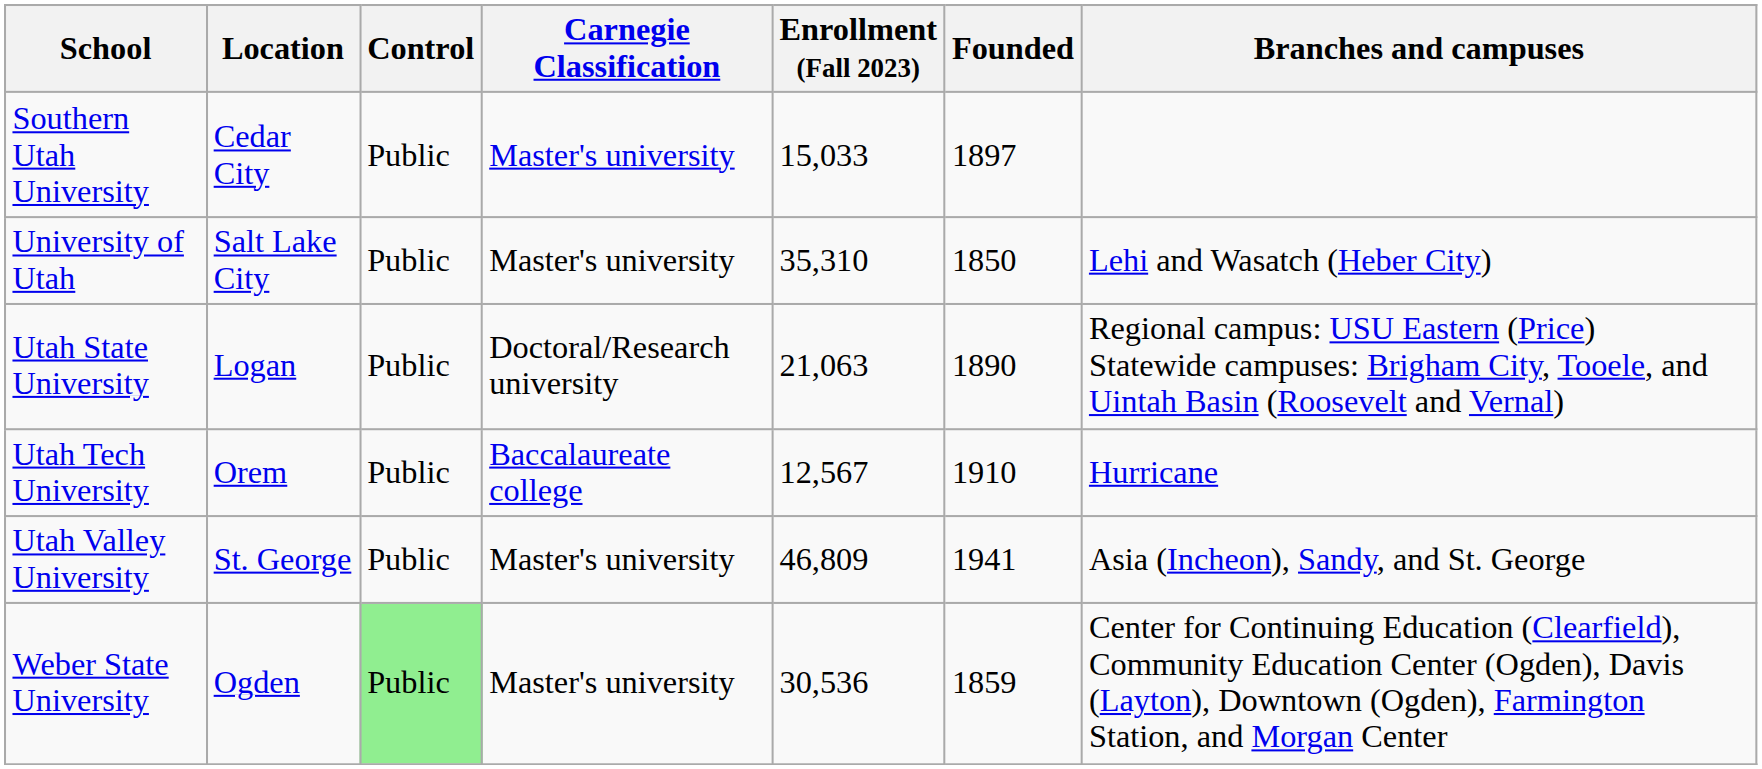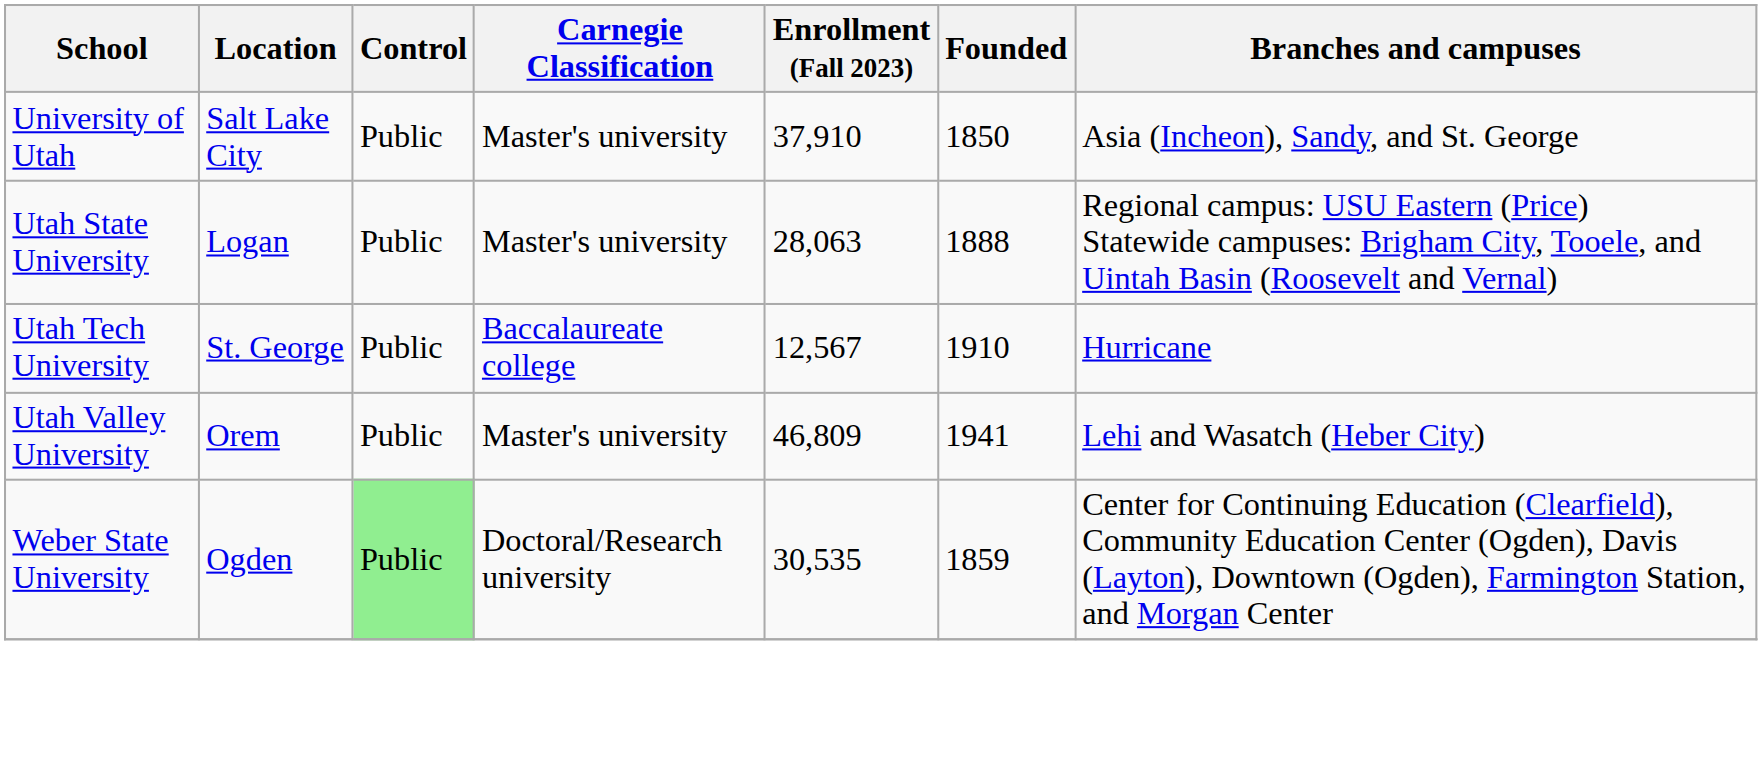- row: (81, 154)
(824, 259) 35,310 -> (817, 135) 37,910
(1290, 259) Lehi and Wasatch (Heber City) -> (1330, 135) Asia (Incheon), Sandy, and St. George
(609, 365) Doctoral/Research university -> (605, 241) Master's university
(824, 365) 21,063 -> (817, 241) 28,063
(984, 365) 1890 -> (977, 241) 1888
(250, 471) Orem -> (275, 347) St. George
(282, 559) St. George -> (243, 435) Orem
(1337, 559) Asia (Incheon), Sandy, and St. George -> (1283, 435) Lehi and Wasatch (Heber City)
(612, 683) Master's university -> (602, 559) Doctoral/Research university
(824, 683) 30,536 -> (817, 559) 30,535
